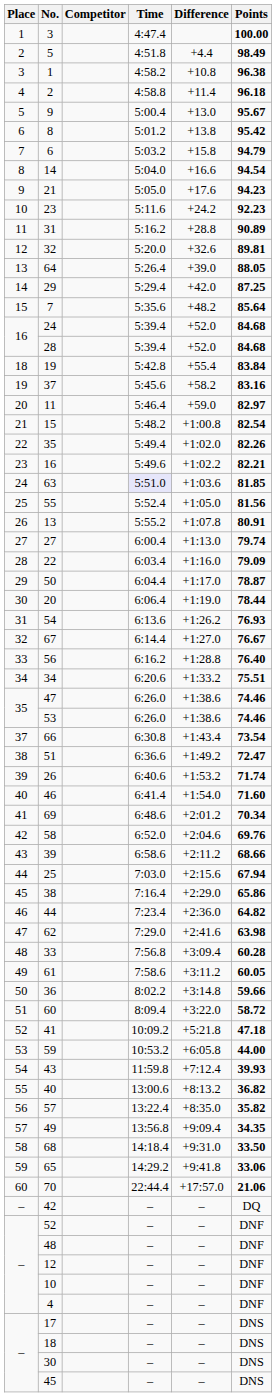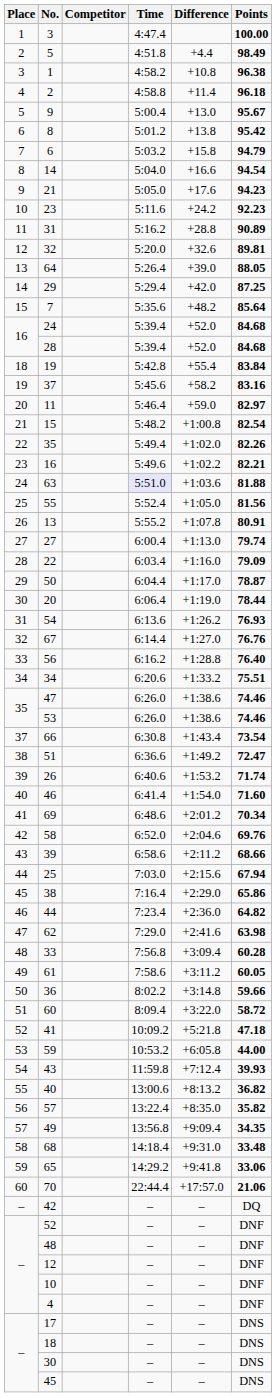(251, 483) 81.85 -> (251, 483) 81.88
(251, 639) 76.67 -> (251, 639) 76.76
(251, 1147) 33.50 -> (251, 1147) 33.48
